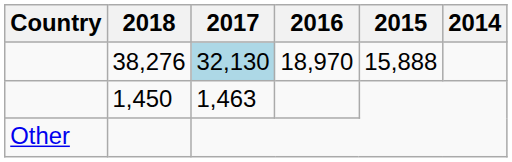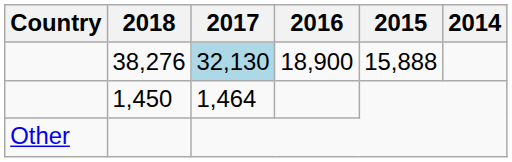(317, 61) 18,970 -> (317, 61) 18,900
(226, 99) 1,463 -> (226, 99) 1,464
